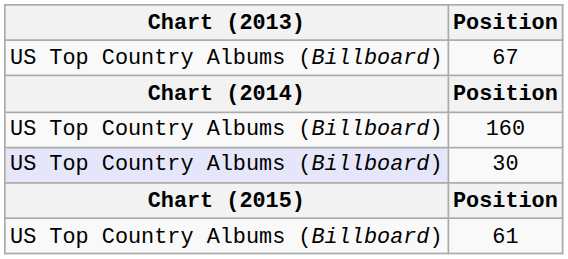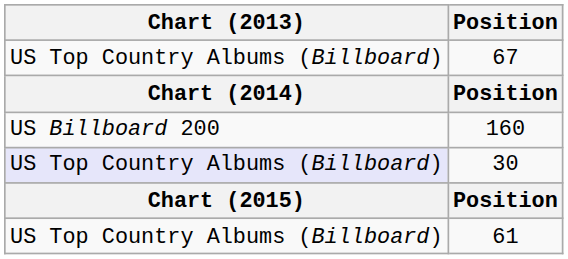(226, 129) US Top Country Albums (Billboard) -> (115, 129) US Billboard 200
